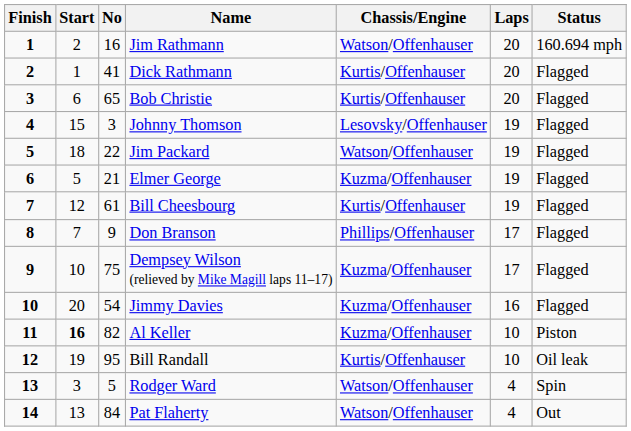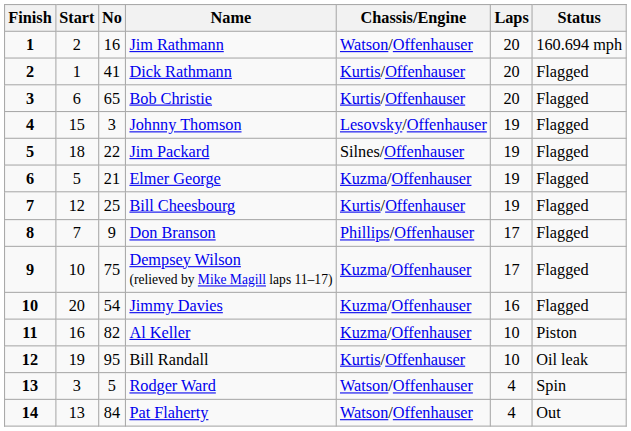(406, 152) Watson/Offenhauser -> (402, 152) Silnes/Offenhauser
(112, 205) 61 -> (112, 205) 25
(77, 332) bold -> (77, 332) normal
